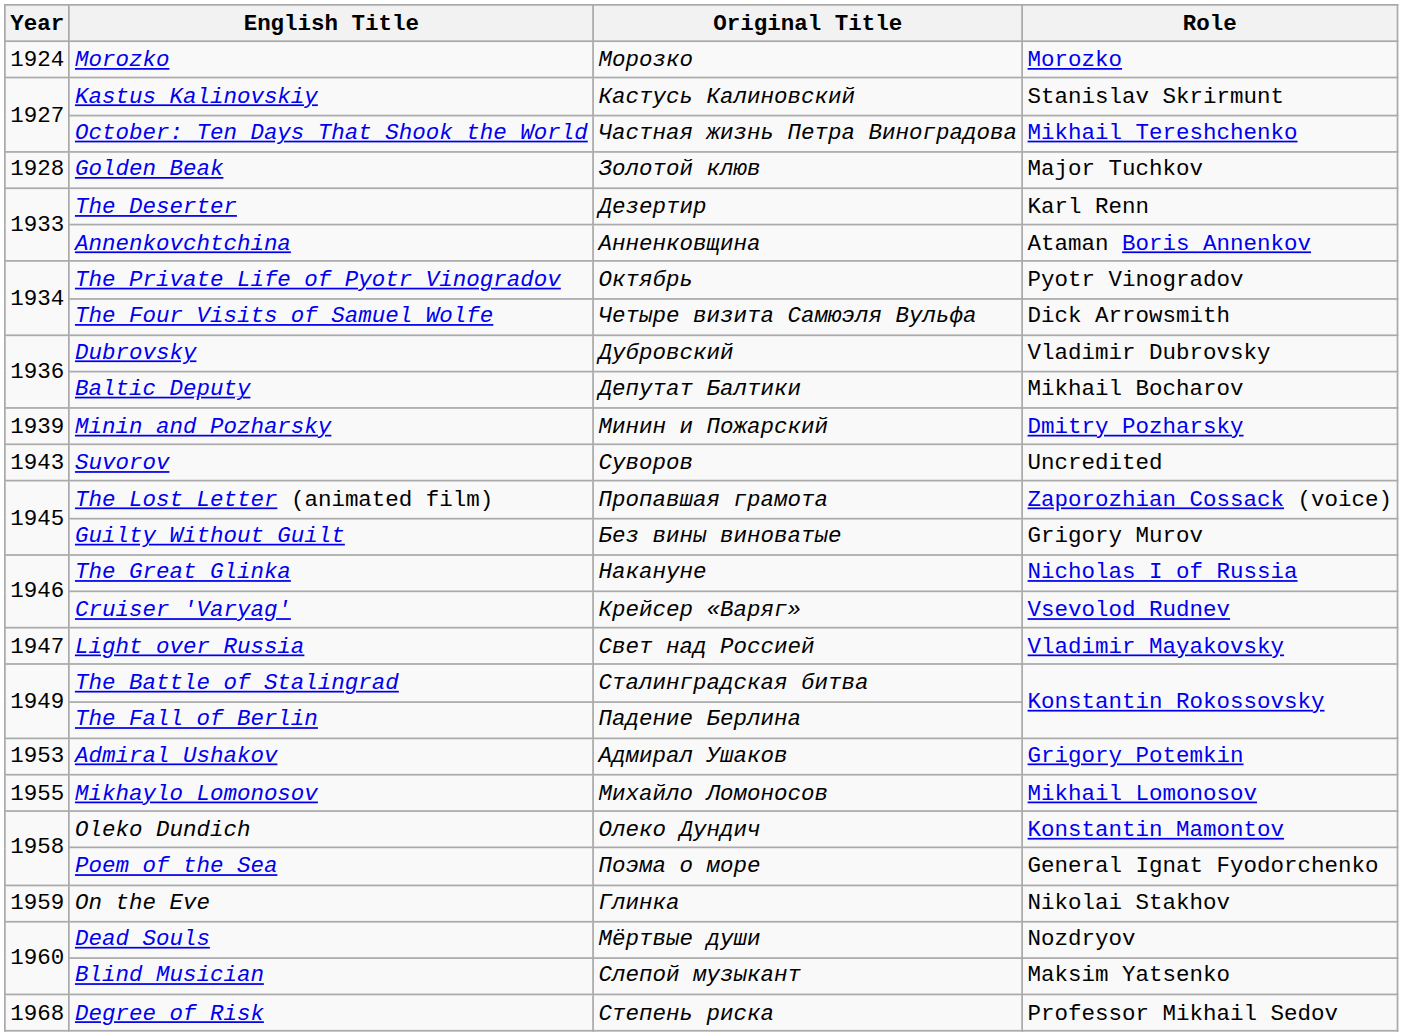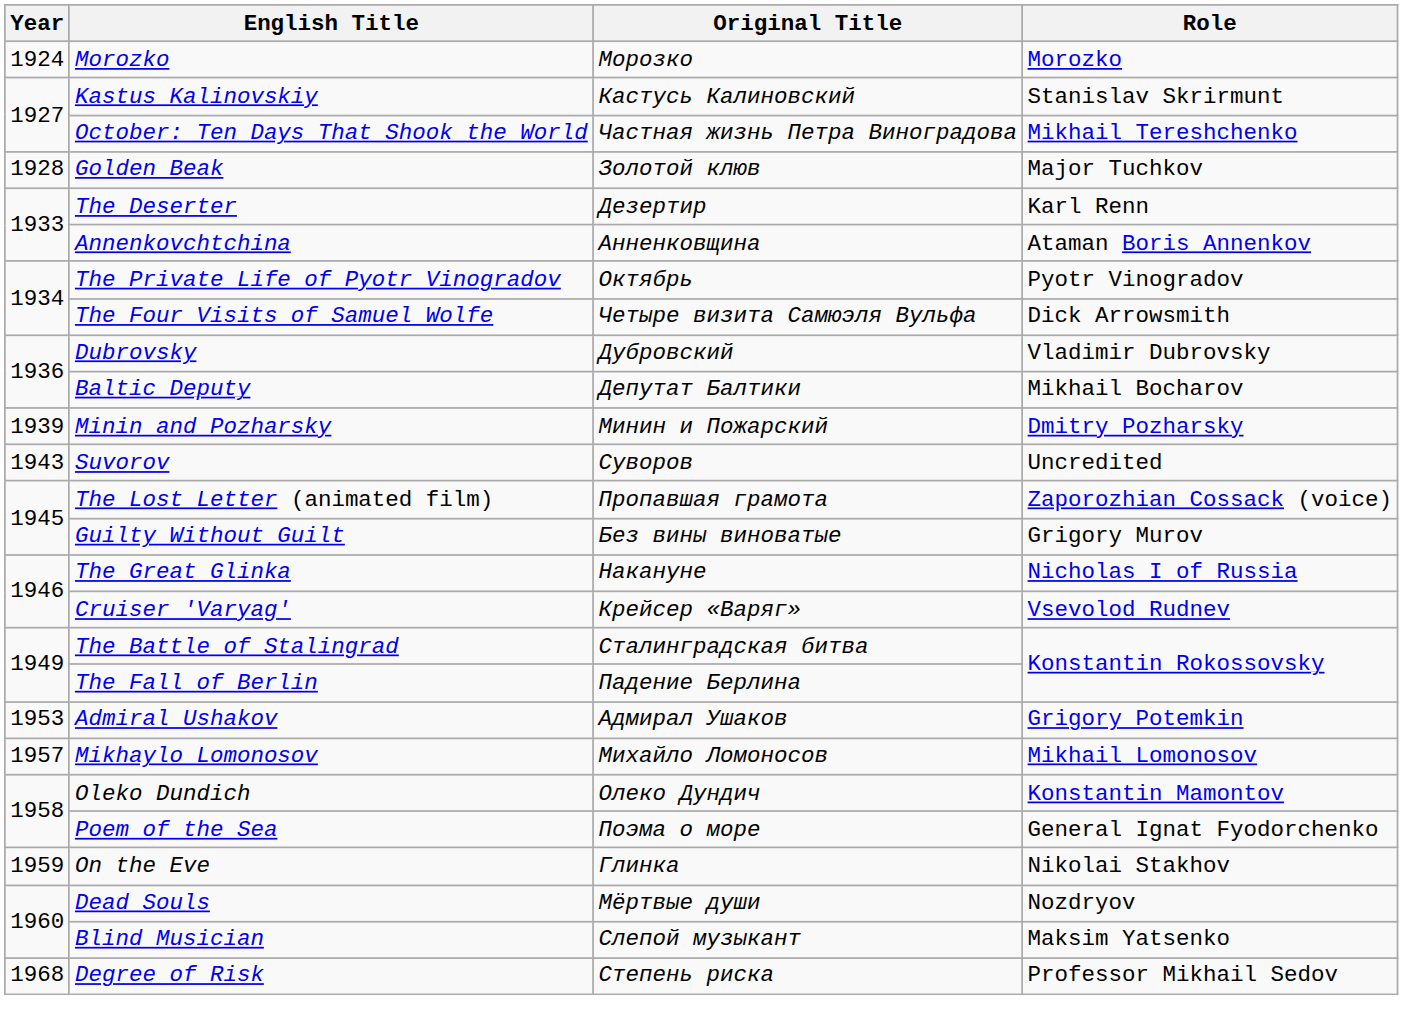- row: (190, 646)
(37, 793) 1955 -> (37, 756) 1957
